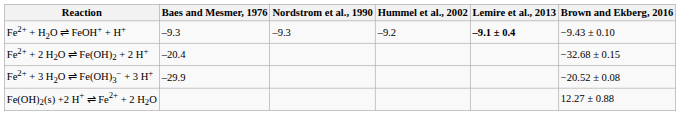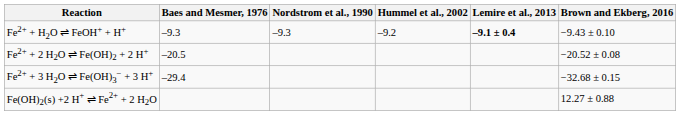(174, 54) –20.4 -> (174, 54) –20.5
(590, 54) −32.68 ± 0.15 -> (590, 54) −20.52 ± 0.08
(174, 77) –29.9 -> (174, 77) –29.4
(590, 77) −20.52 ± 0.08 -> (590, 77) −32.68 ± 0.15
